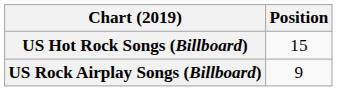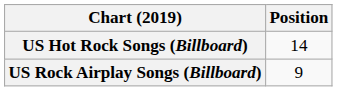(299, 45) 15 -> (299, 45) 14
